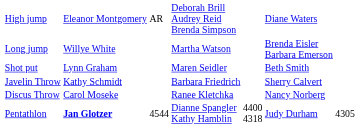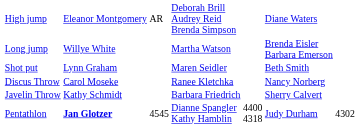rows swapped: (32, 95) <-> (33, 81)
(159, 114) 4544 -> (159, 114) 4545
(345, 114) 4305 -> (345, 114) 4302
